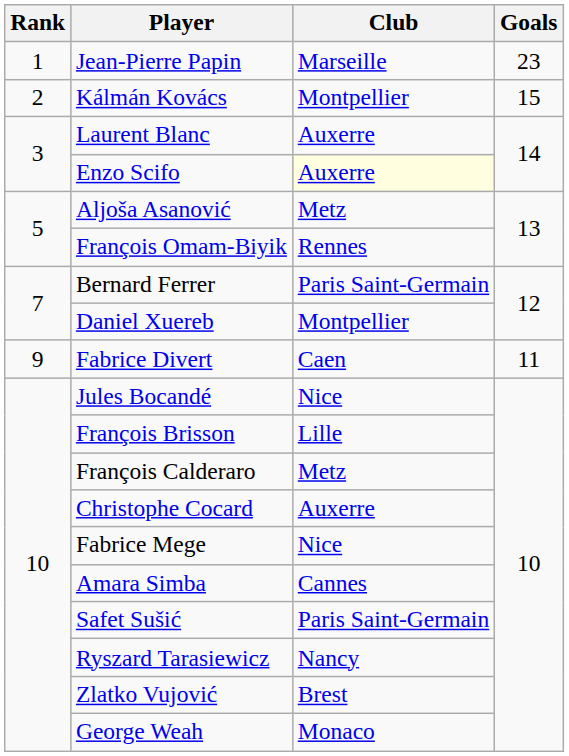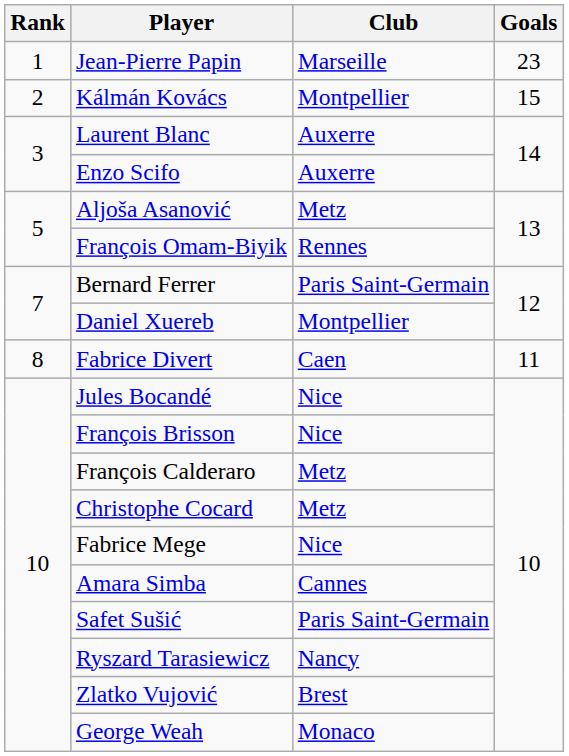(336, 172) lightyellow background -> (336, 172) no background
(38, 358) 9 -> (38, 358) 8
(320, 433) Lille -> (320, 433) Nice
(336, 508) Auxerre -> (322, 508) Metz
